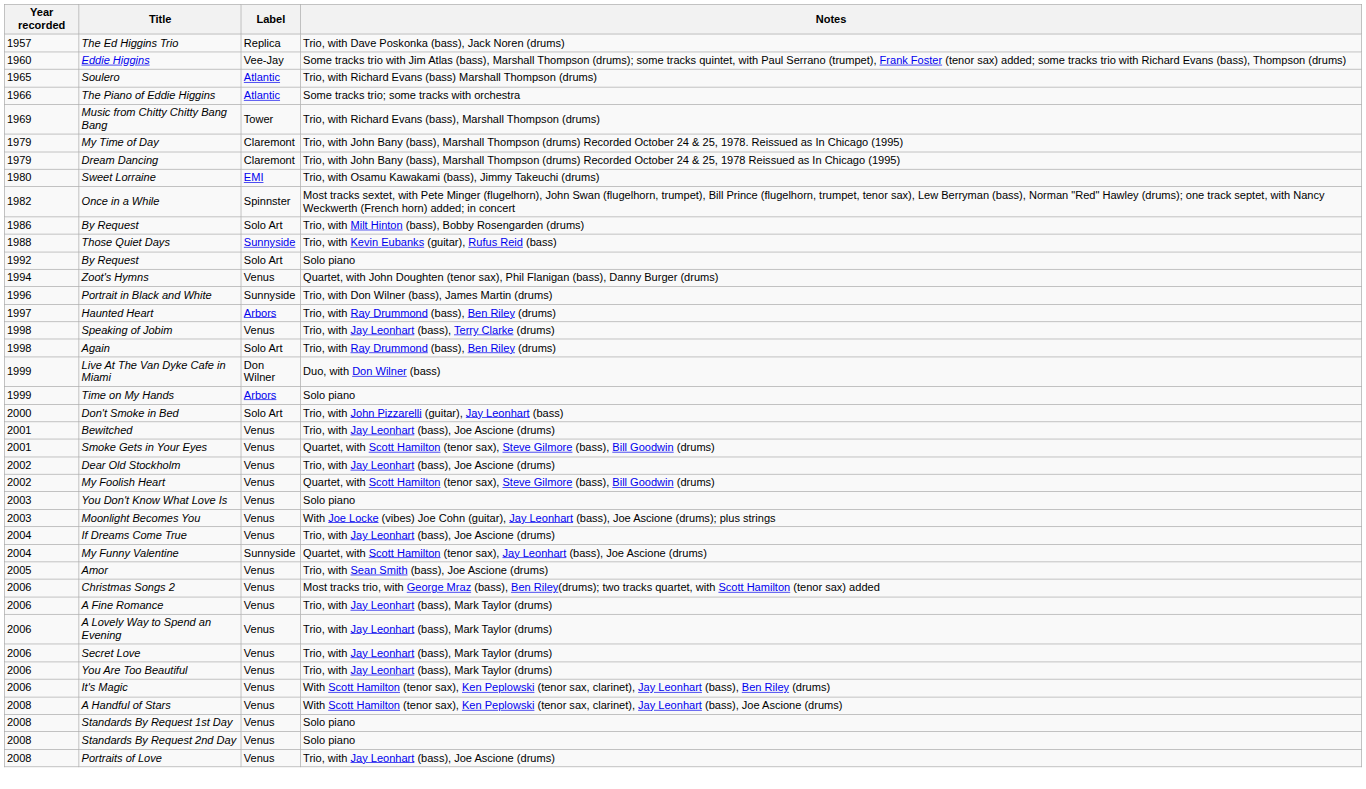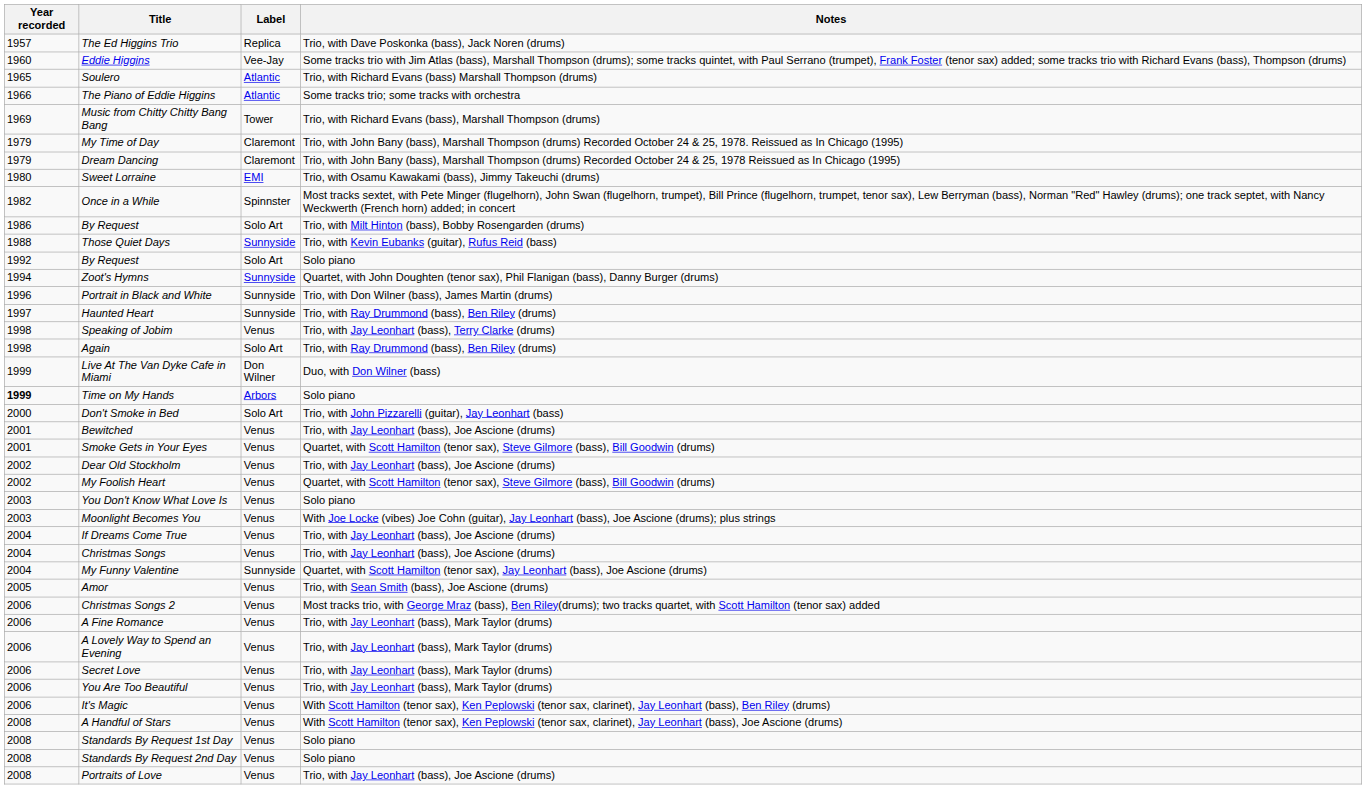(259, 278) Venus -> (270, 278) Sunnyside
(260, 313) Arbors -> (270, 313) Sunnyside
(19, 395) normal -> (19, 395) bold
+ row: (124, 553)
